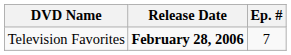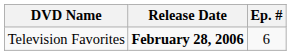(266, 38) 7 -> (266, 38) 6
